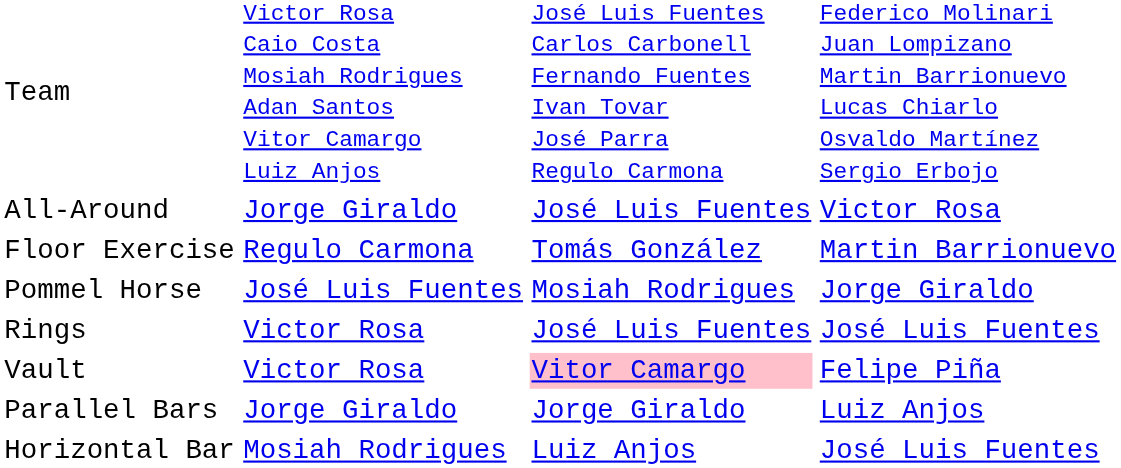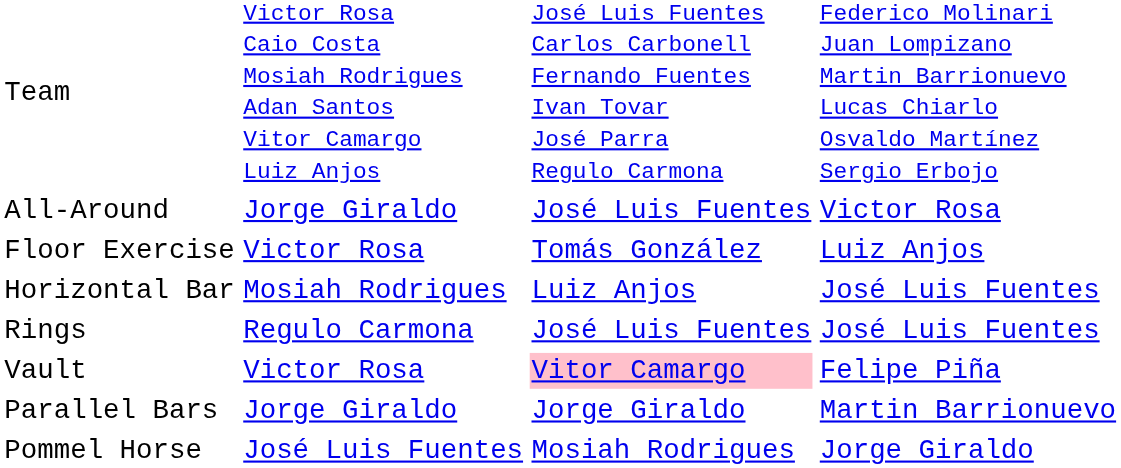(358, 251) Regulo Carmona -> (334, 251) Victor Rosa
(968, 251) Martin Barrionuevo -> (902, 251) Luiz Anjos
rows swapped: (103, 291) <-> (120, 451)
(334, 331) Victor Rosa -> (358, 331) Regulo Carmona
(902, 411) Luiz Anjos -> (968, 411) Martin Barrionuevo
